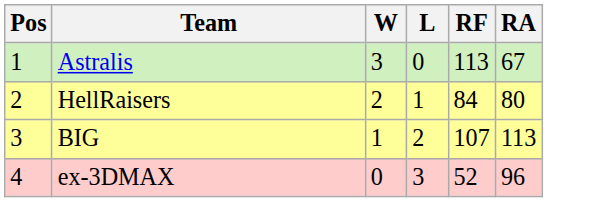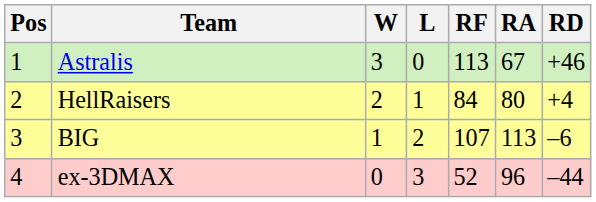+ column: (566, 23)
